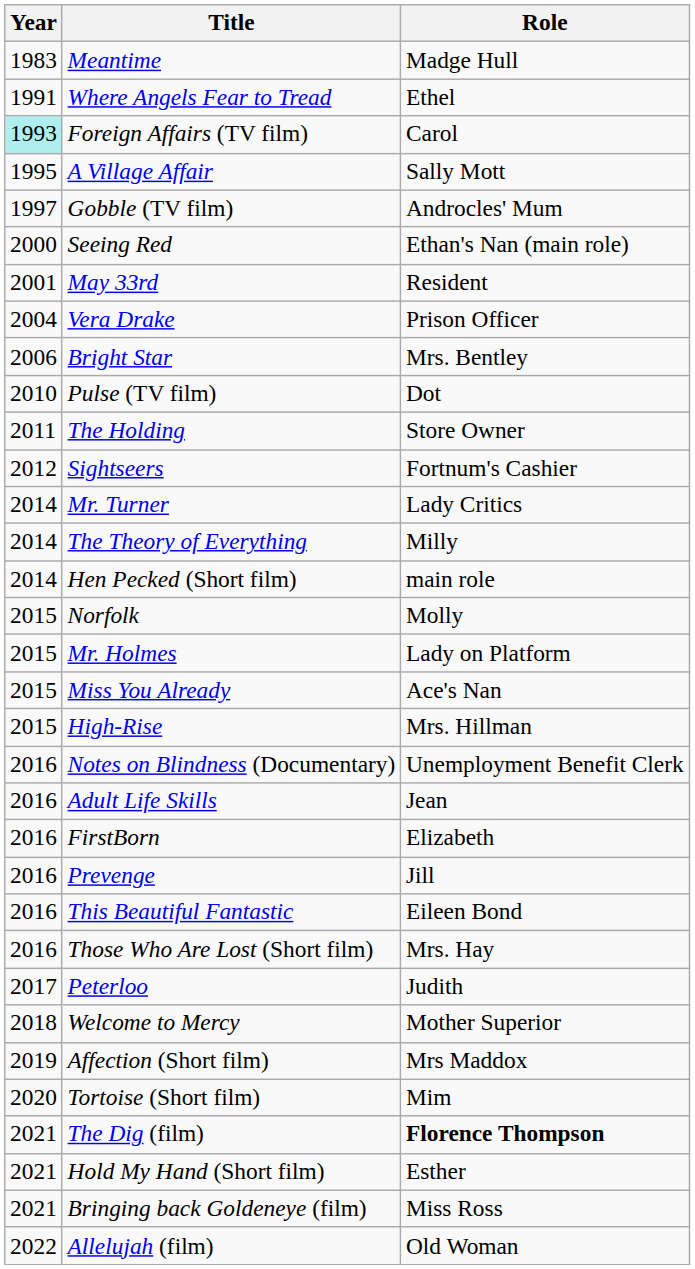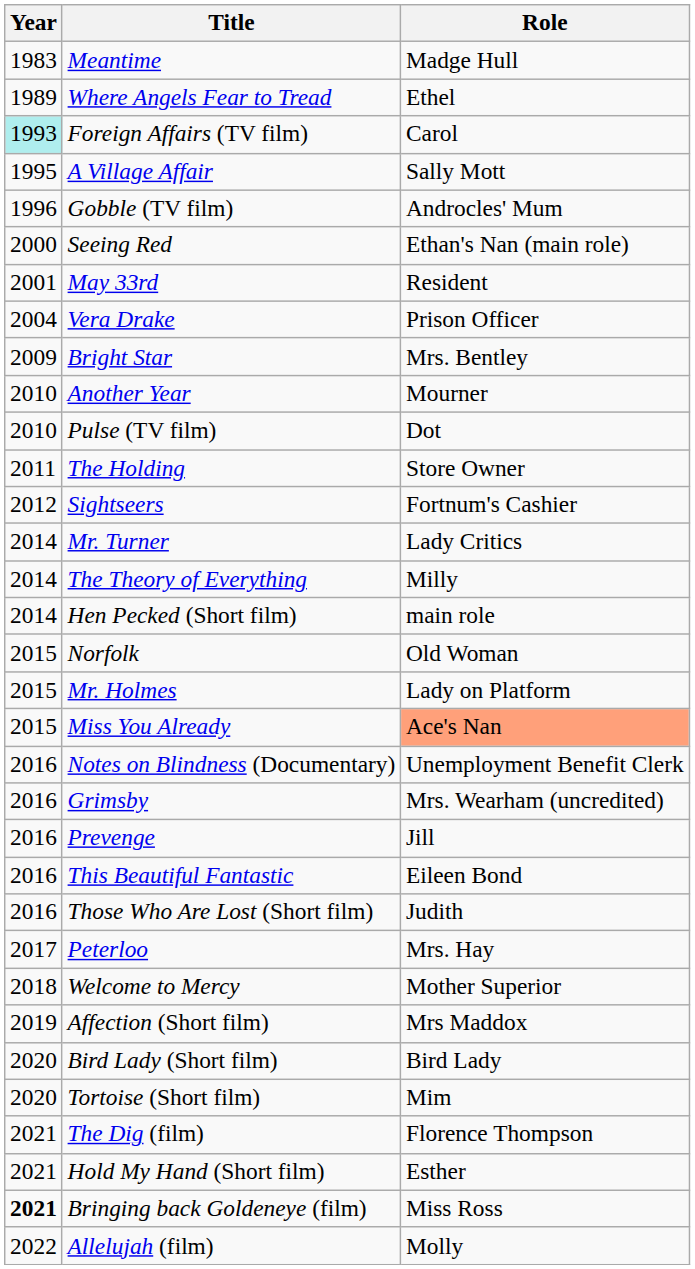(33, 97) 1991 -> (33, 97) 1989
(33, 208) 1997 -> (33, 208) 1996
(33, 356) 2006 -> (33, 356) 2009
+ row: (129, 393)
(435, 615) Molly -> (462, 652) Old Woman
(454, 689) no background -> (454, 726) lightsalmon background
- row: (115, 726)
+ row: (108, 801)
- row: (142, 801)
- row: (114, 838)
(450, 949) Mrs. Hay -> (435, 912) Judith
(435, 986) Judith -> (450, 949) Mrs. Hay
+ row: (173, 1060)
(505, 1134) bold -> (500, 1134) normal
(33, 1208) normal -> (33, 1208) bold
(462, 1245) Old Woman -> (435, 1245) Molly
